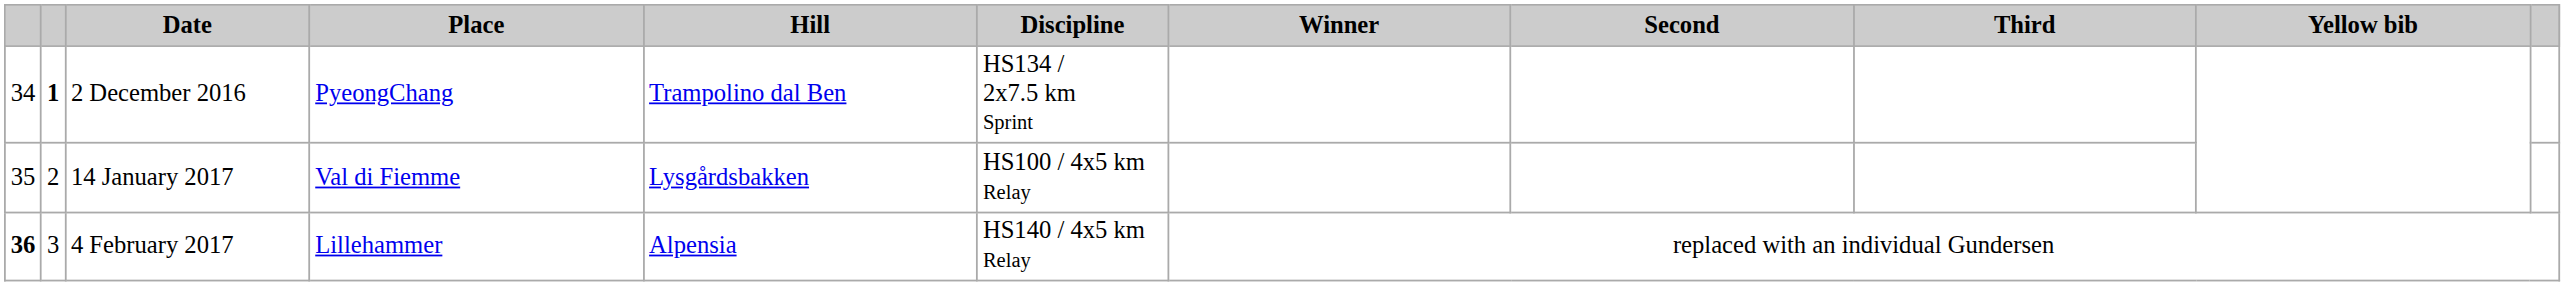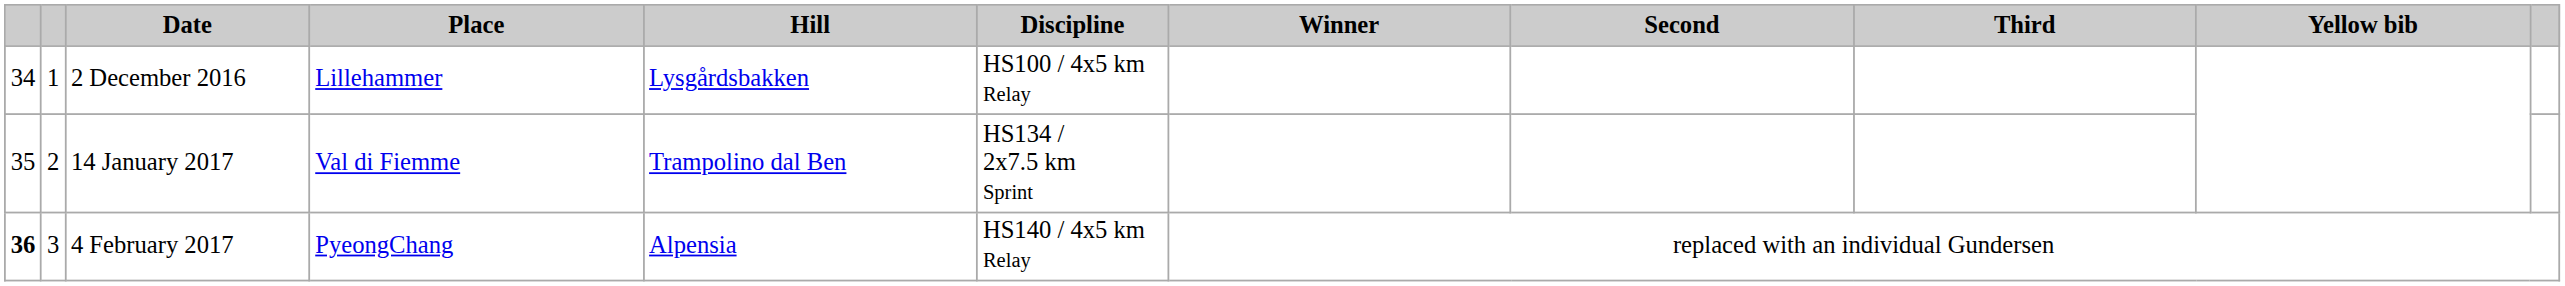(53, 93) bold -> (53, 78) normal
(384, 93) PyeongChang -> (379, 78) Lillehammer
(748, 93) Trampolino dal Ben -> (729, 78) Lysgårdsbakken
(1029, 92) HS134 / 2x7.5 km Sprint -> (1064, 78) HS100 / 4x5 km Relay
(729, 176) Lysgårdsbakken -> (748, 162) Trampolino dal Ben
(1064, 175) HS100 / 4x5 km Relay -> (1029, 161) HS134 / 2x7.5 km Sprint
(379, 245) Lillehammer -> (384, 245) PyeongChang
